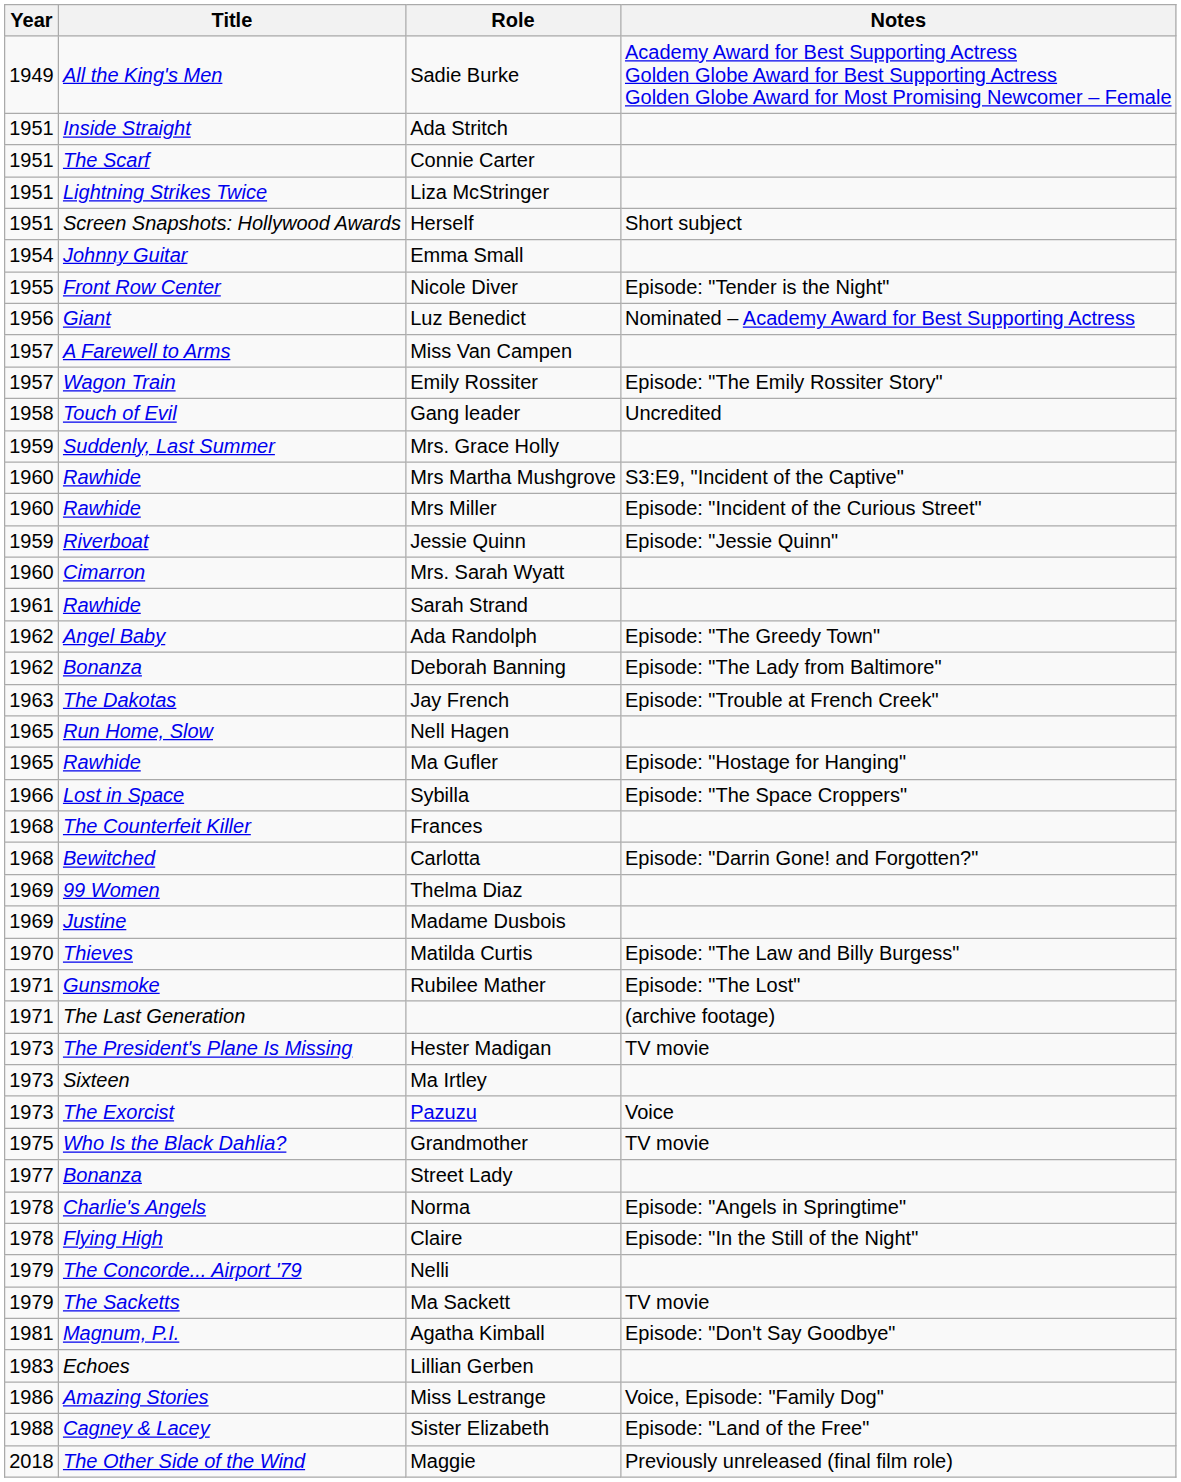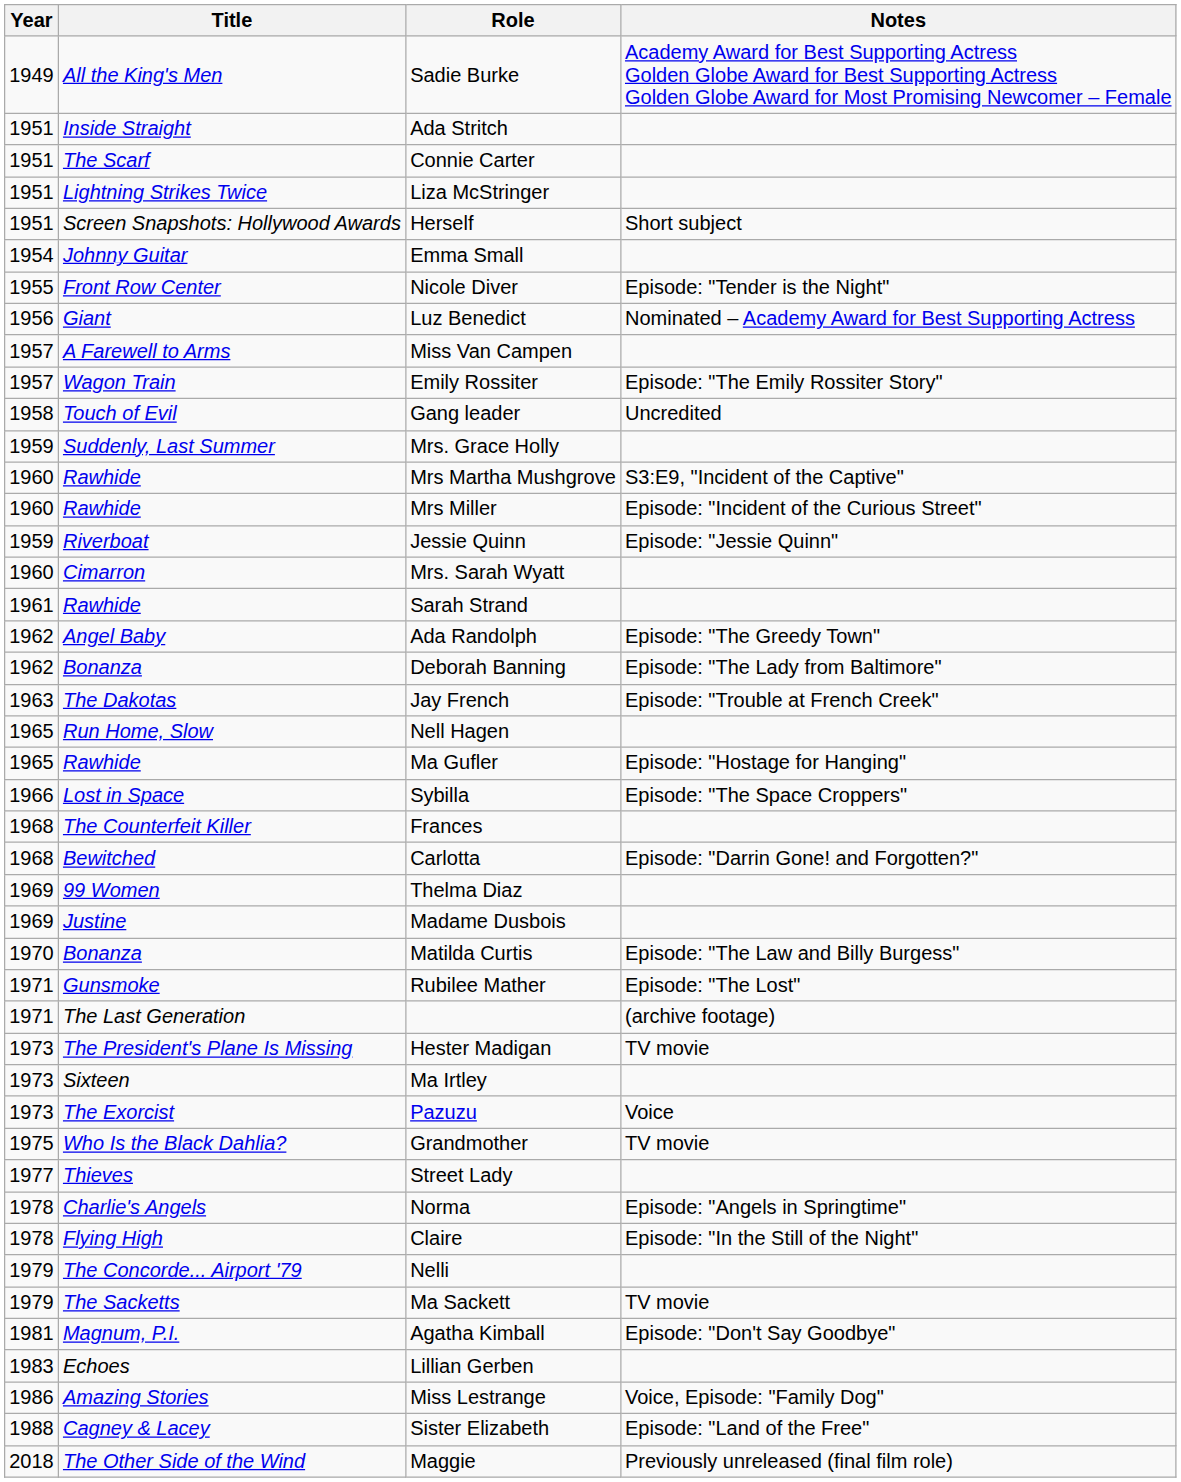(98, 953) Thieves -> (102, 953) Bonanza
(102, 1175) Bonanza -> (98, 1175) Thieves
